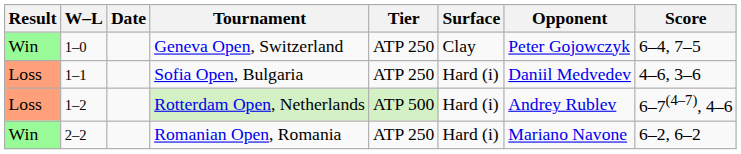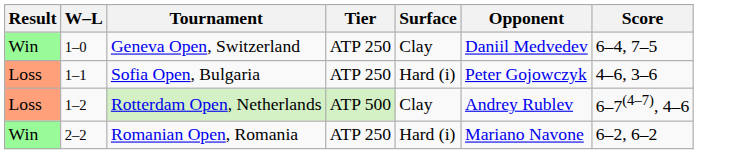- column: (128, 18)
(569, 46) Peter Gojowczyk -> (526, 46) Daniil Medvedev
(570, 74) Daniil Medvedev -> (526, 74) Peter Gojowczyk
(471, 104) Hard (i) -> (416, 104) Clay
